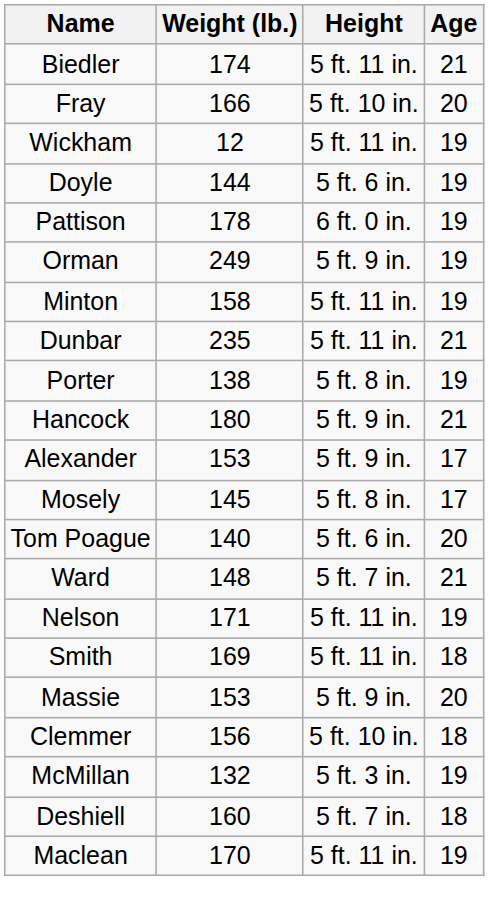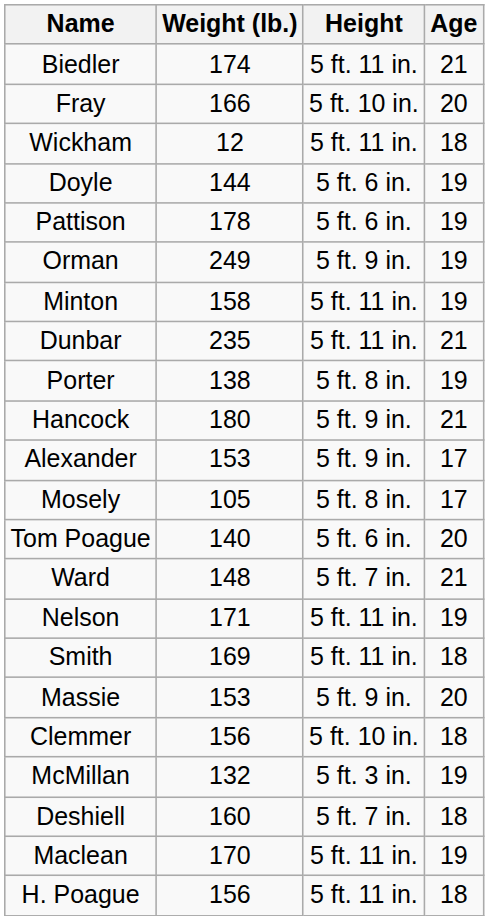(454, 143) 19 -> (454, 143) 18
(364, 222) 6 ft. 0 in. -> (364, 222) 5 ft. 6 in.
(230, 499) 145 -> (230, 499) 105
+ row: (81, 895)
